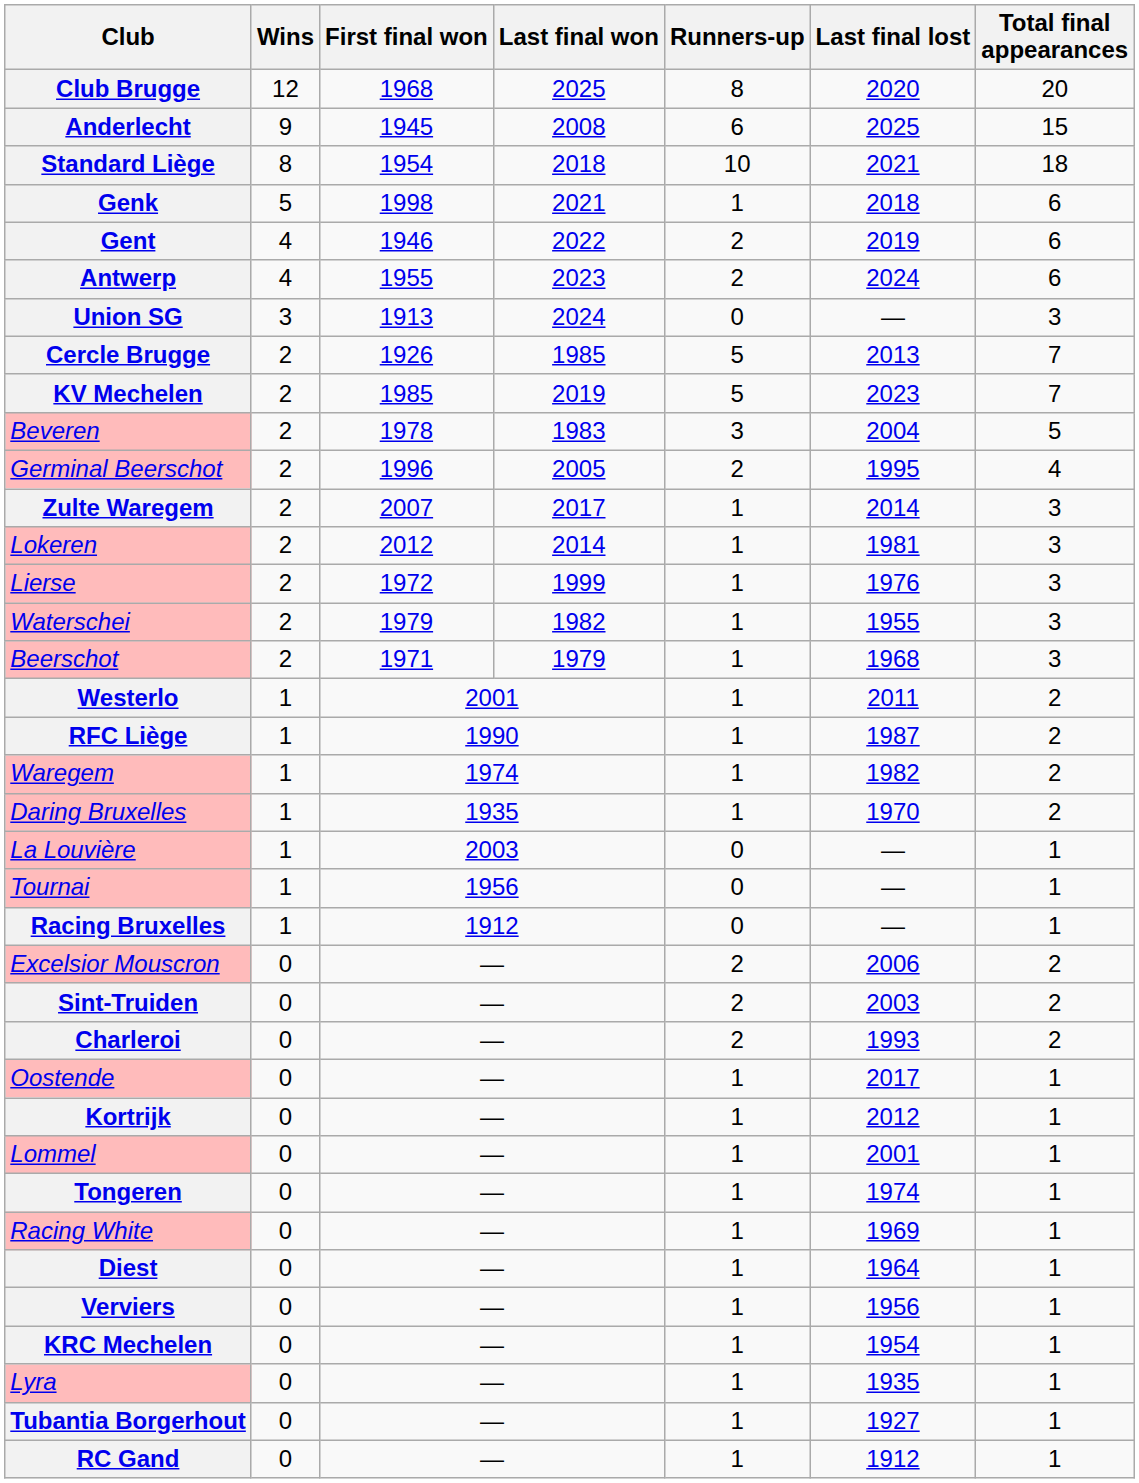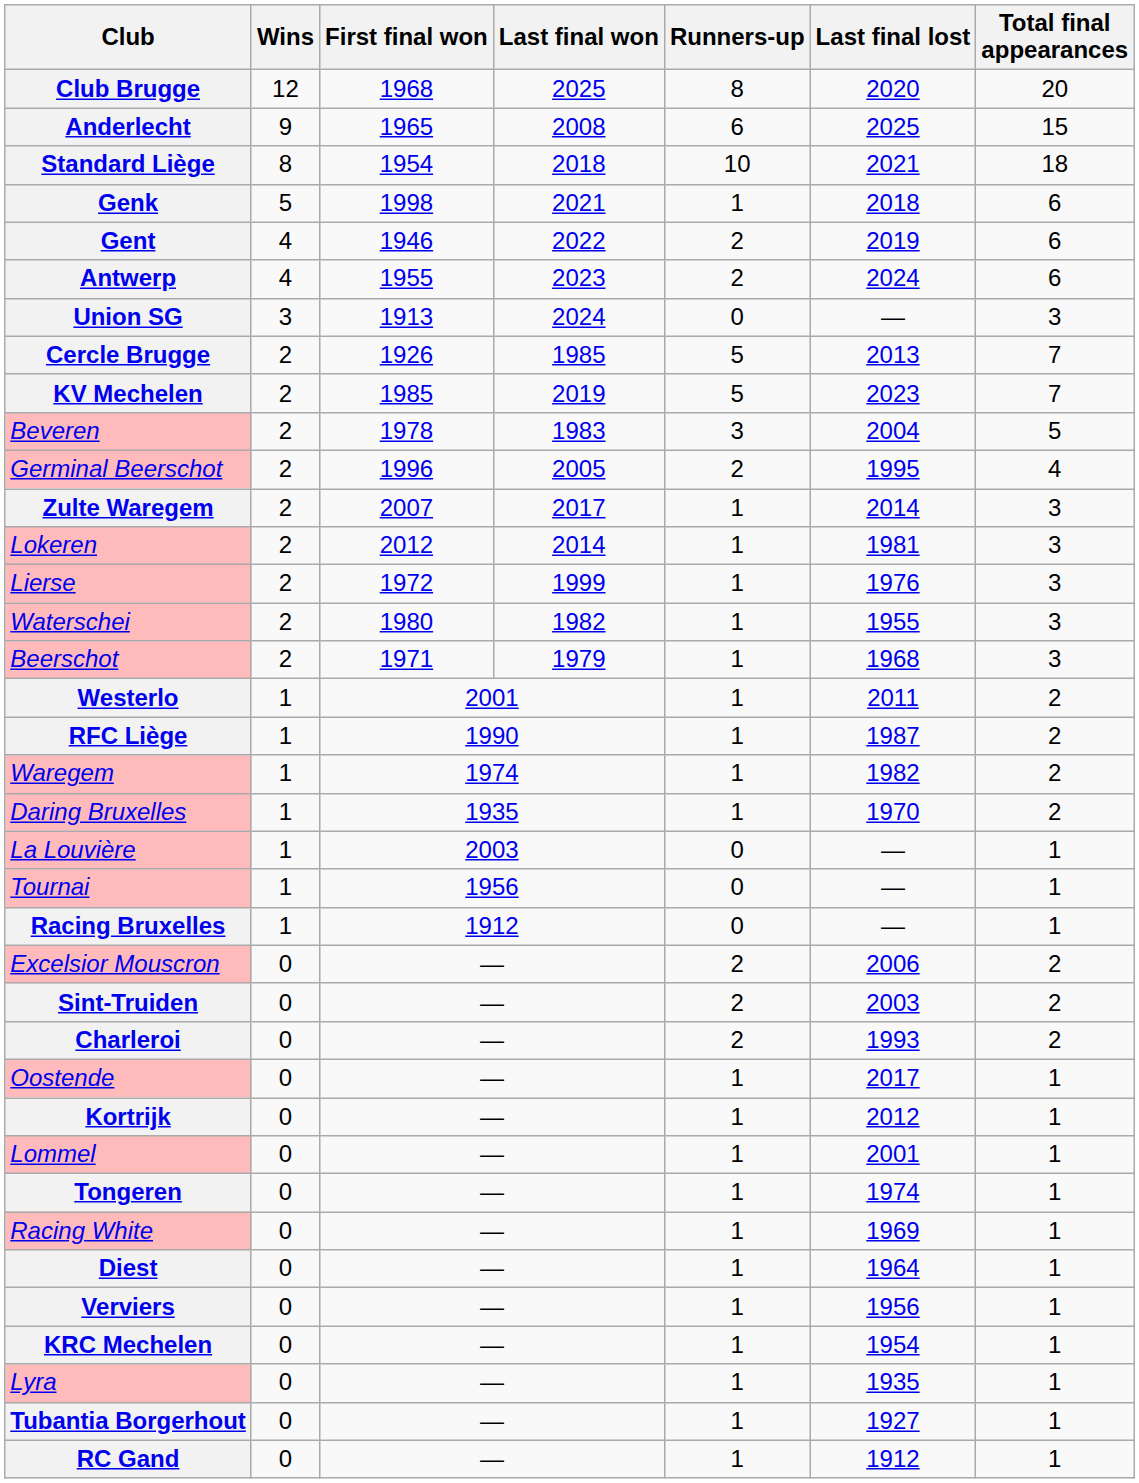(406, 126) 1945 -> (406, 126) 1965
(406, 621) 1979 -> (406, 621) 1980
